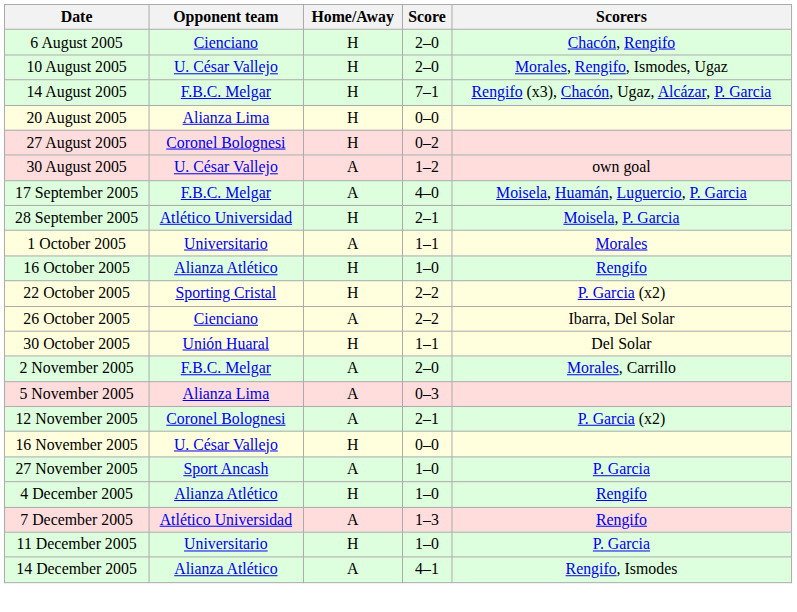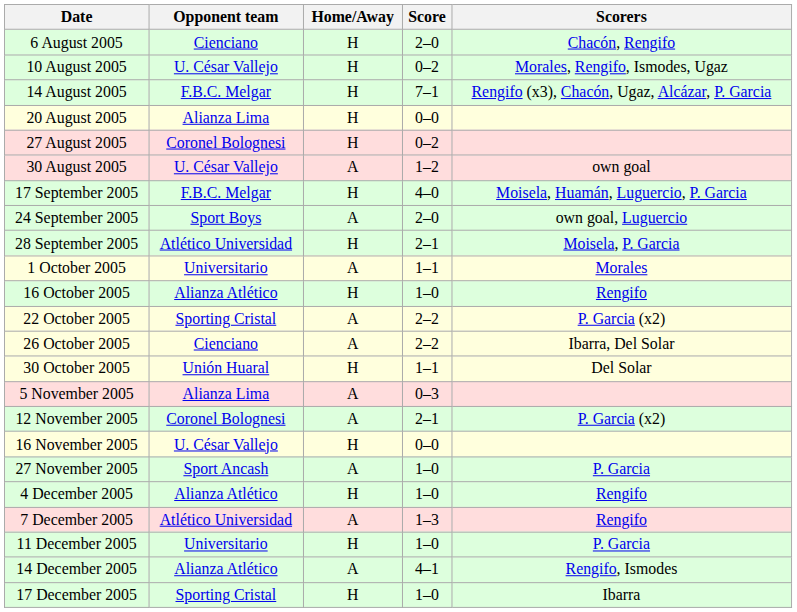(427, 67) 2–0 -> (427, 67) 0–2
(353, 192) A -> (353, 192) H
+ row: (77, 218)
(353, 293) H -> (353, 318) A
- row: (77, 368)
+ row: (77, 594)
